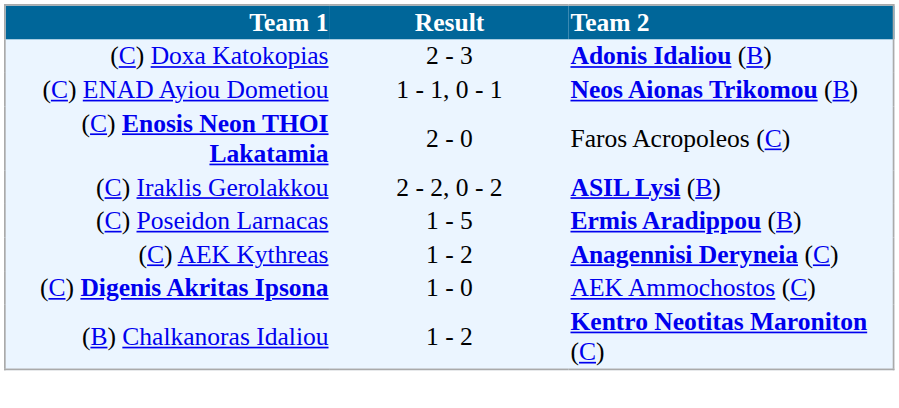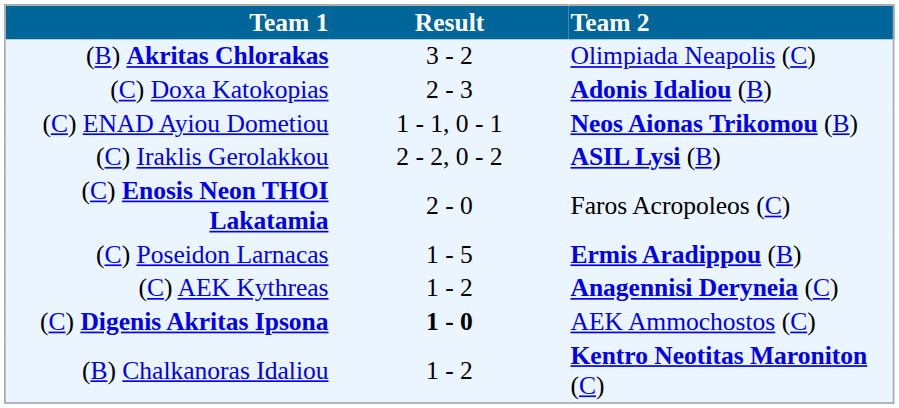+ row: (207, 55)
rows swapped: (212, 186) <-> (205, 138)
(449, 287) normal -> (449, 321) bold
